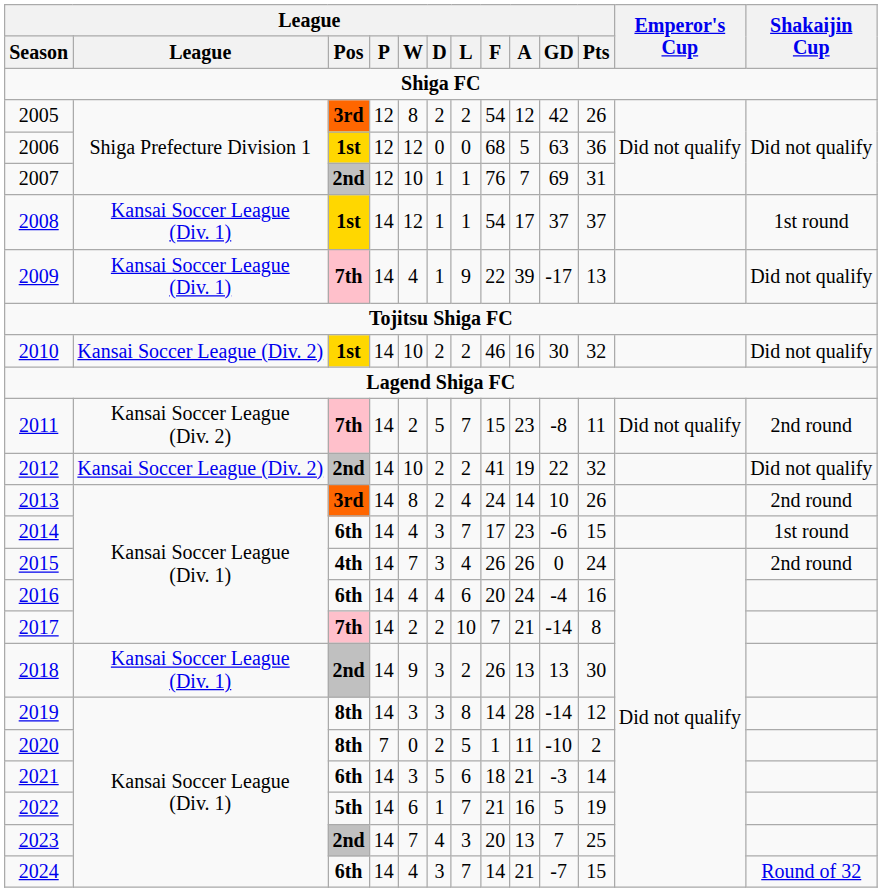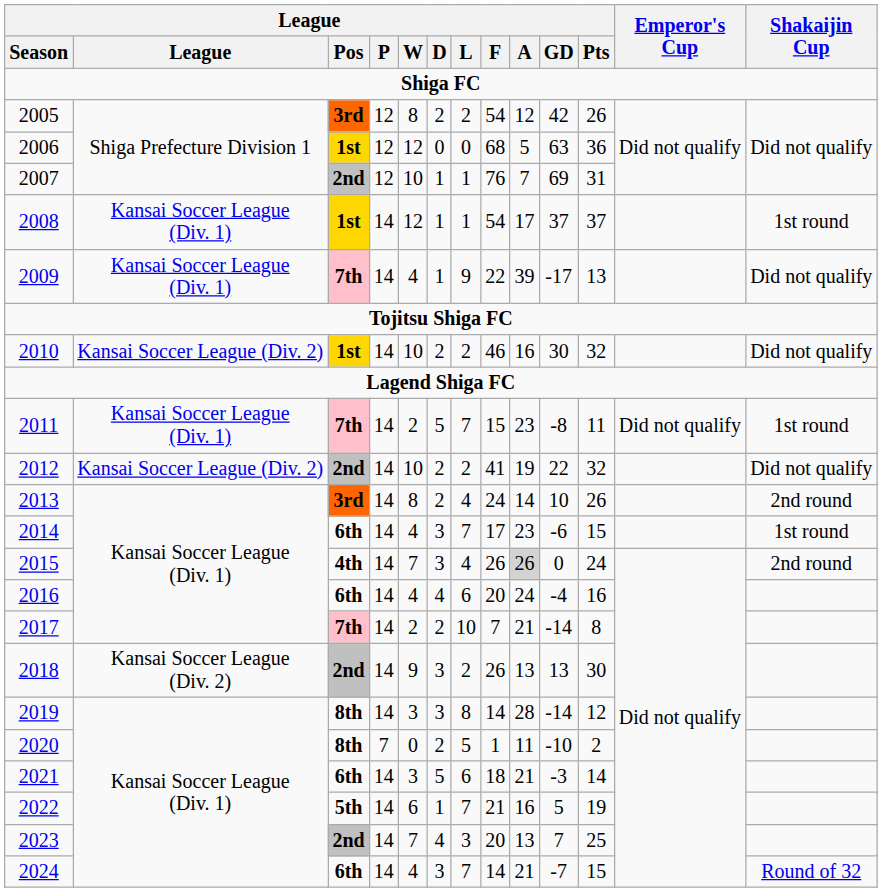(200, 425) Kansai Soccer League (Div. 2) -> (200, 425) Kansai Soccer League (Div. 1)
(811, 425) 2nd round -> (811, 425) 1st round
(524, 563) no background -> (524, 563) lightgrey background
(200, 670) Kansai Soccer League (Div. 1) -> (200, 670) Kansai Soccer League (Div. 2)
